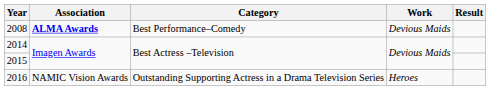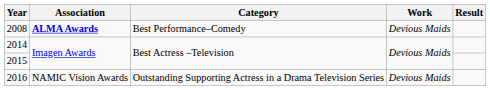(403, 77) Heroes -> (420, 77) Devious Maids
